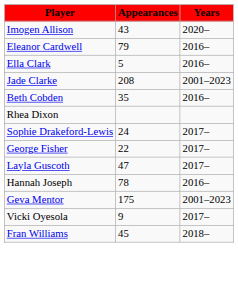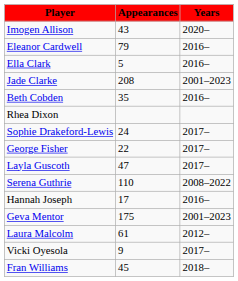+ row: (39, 183)
(123, 183) 78 -> (123, 200) 17
+ row: (40, 234)
